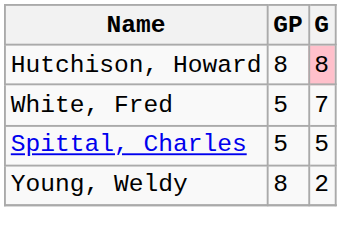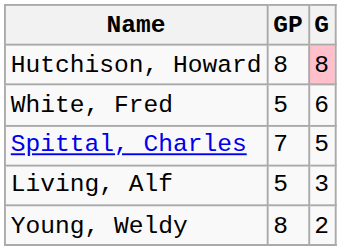(322, 105) 7 -> (322, 105) 6
(281, 145) 5 -> (281, 145) 7
+ row: (92, 185)
